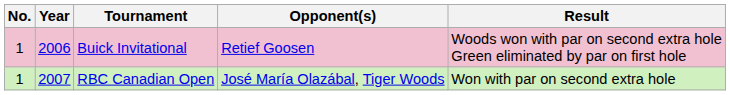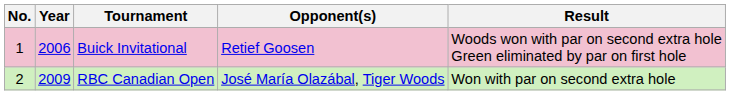(20, 79) 1 -> (20, 79) 2
(54, 79) 2007 -> (54, 79) 2009
